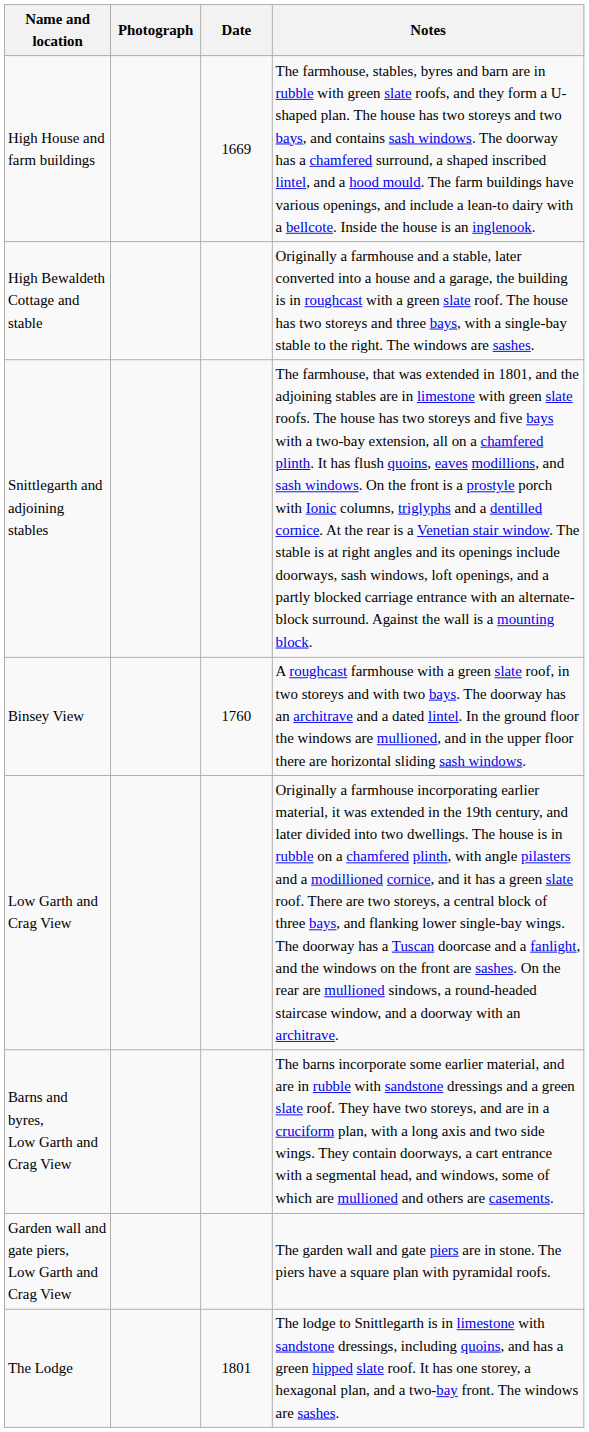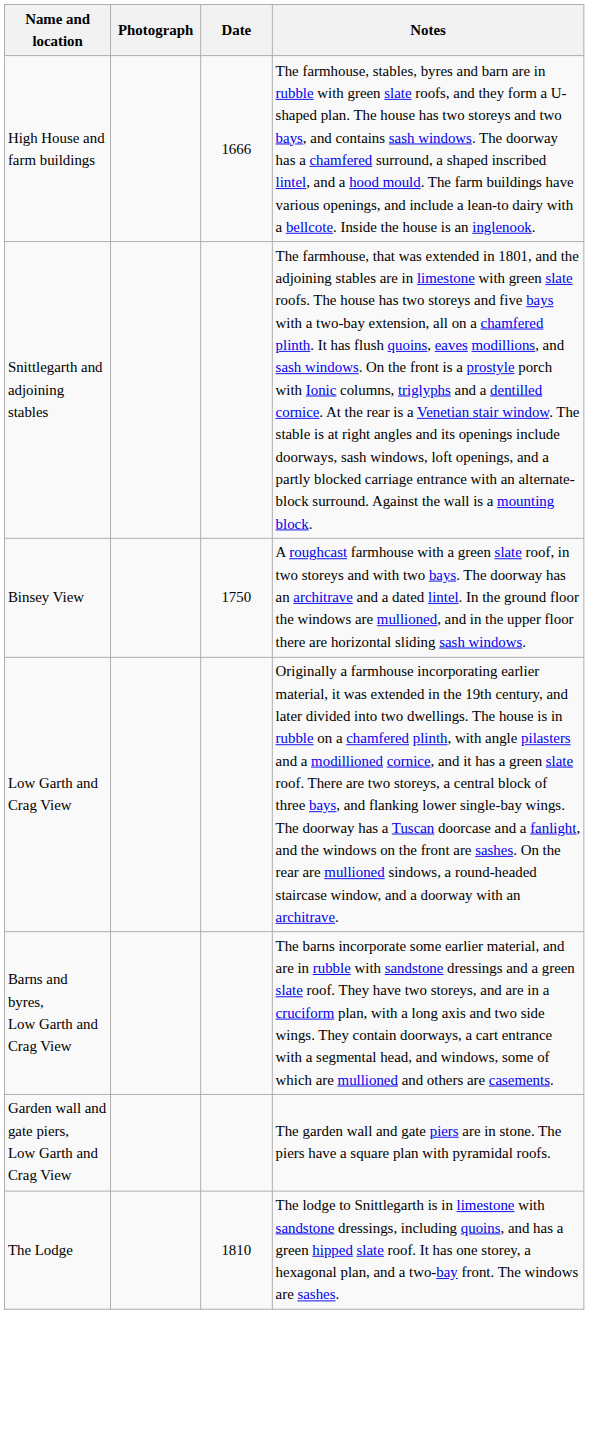(236, 148) 1669 -> (236, 148) 1666
- row: (56, 300)
(236, 716) 1760 -> (236, 597) 1750
(236, 1368) 1801 -> (236, 1250) 1810
